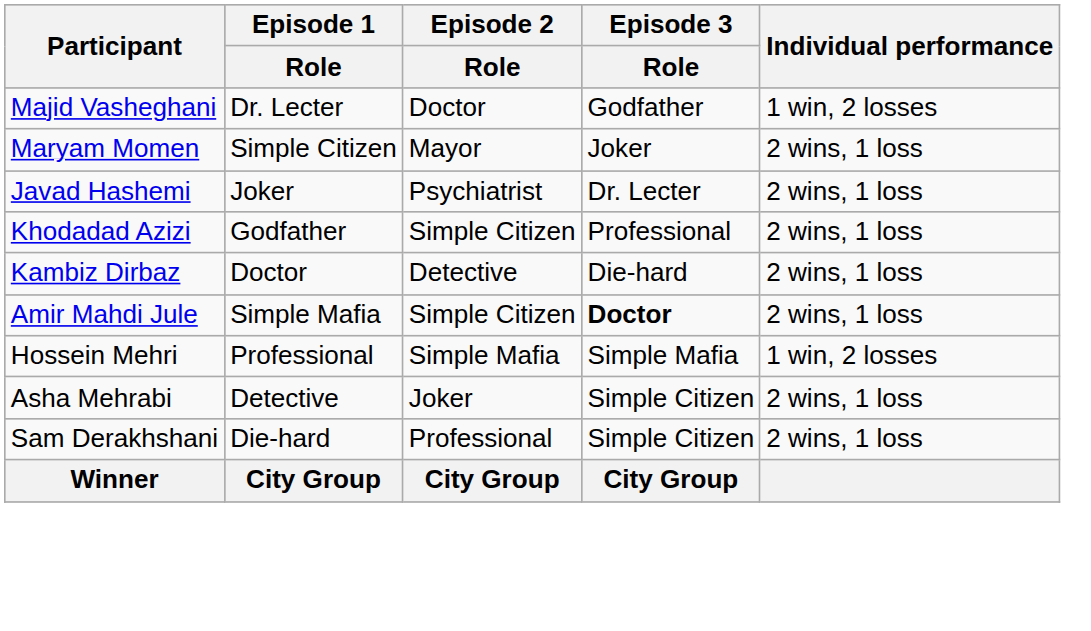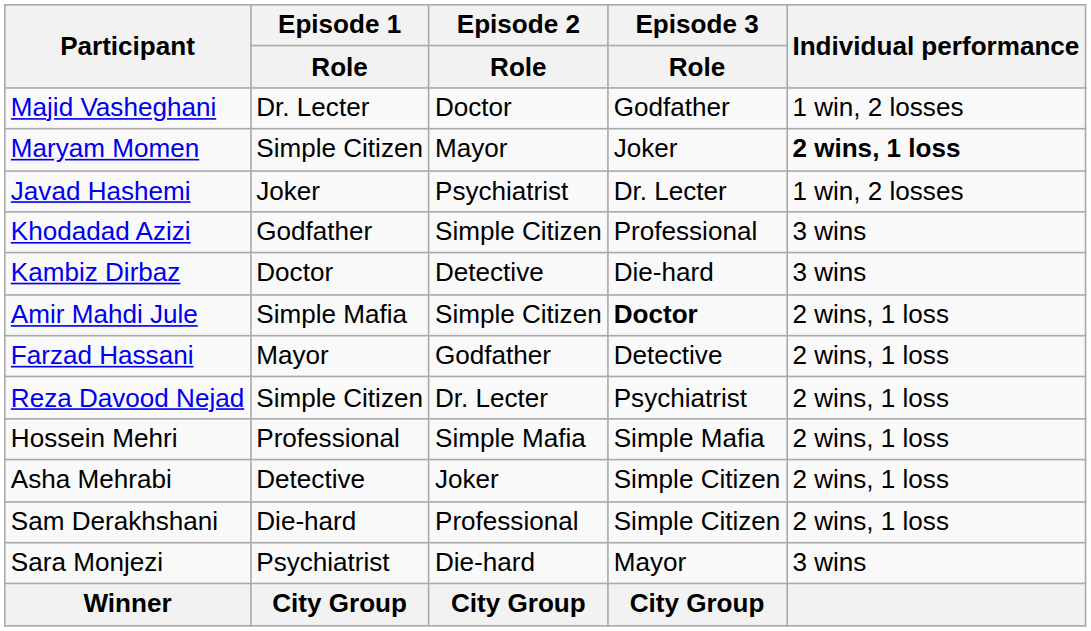(845, 149) normal -> (876, 149) bold
(845, 190) 2 wins, 1 loss -> (878, 190) 1 win, 2 losses
(845, 231) 2 wins, 1 loss -> (829, 231) 3 wins
(845, 273) 2 wins, 1 loss -> (829, 273) 3 wins
+ row: (102, 356)
+ row: (128, 397)
(852, 356) 1 win, 2 losses -> (871, 438) 2 wins, 1 loss
+ row: (87, 562)
